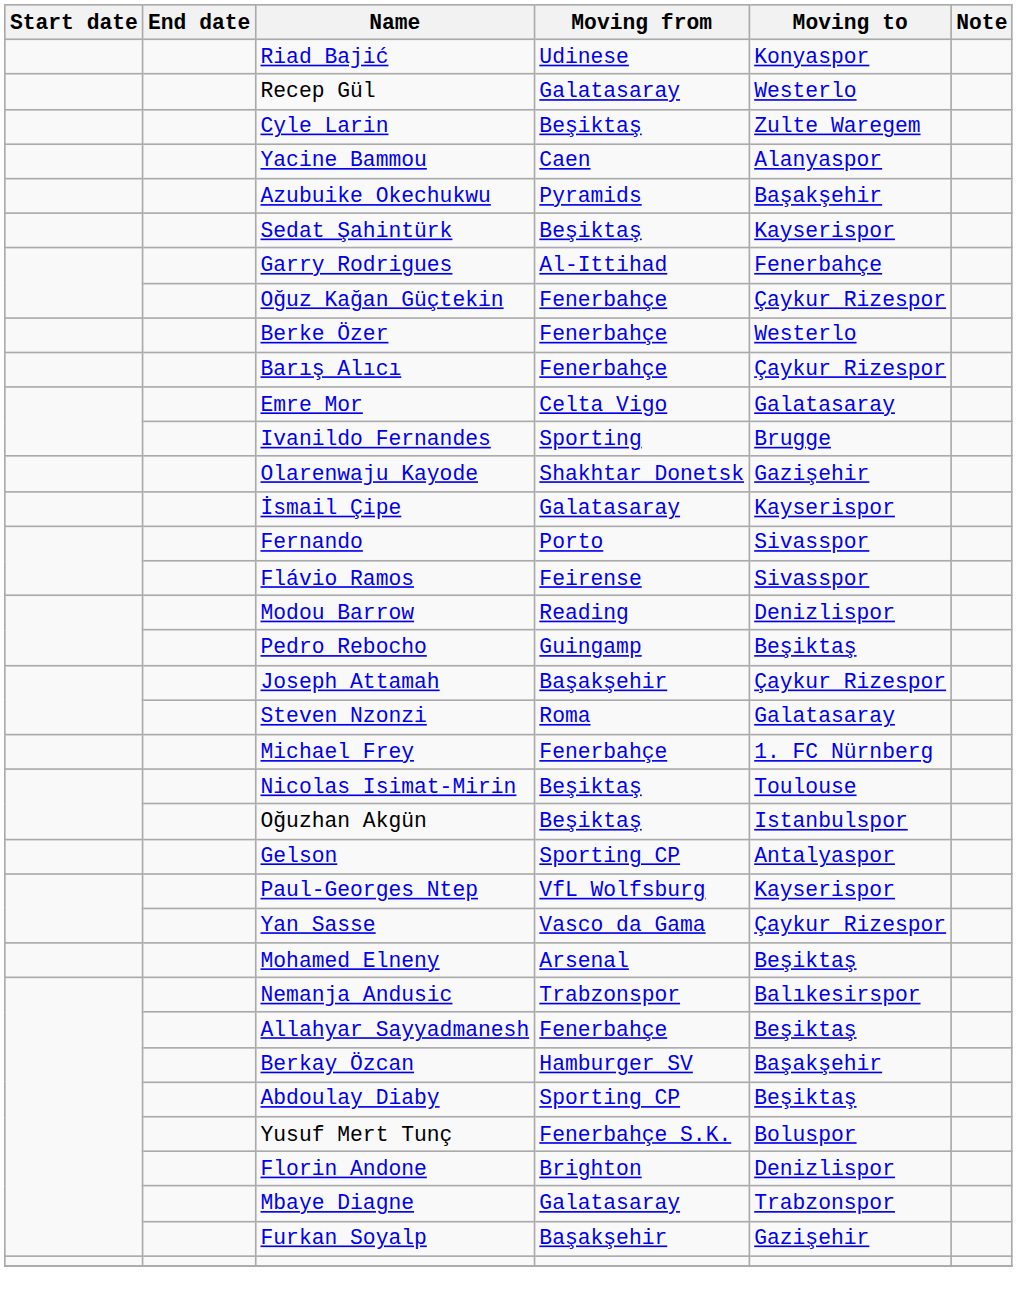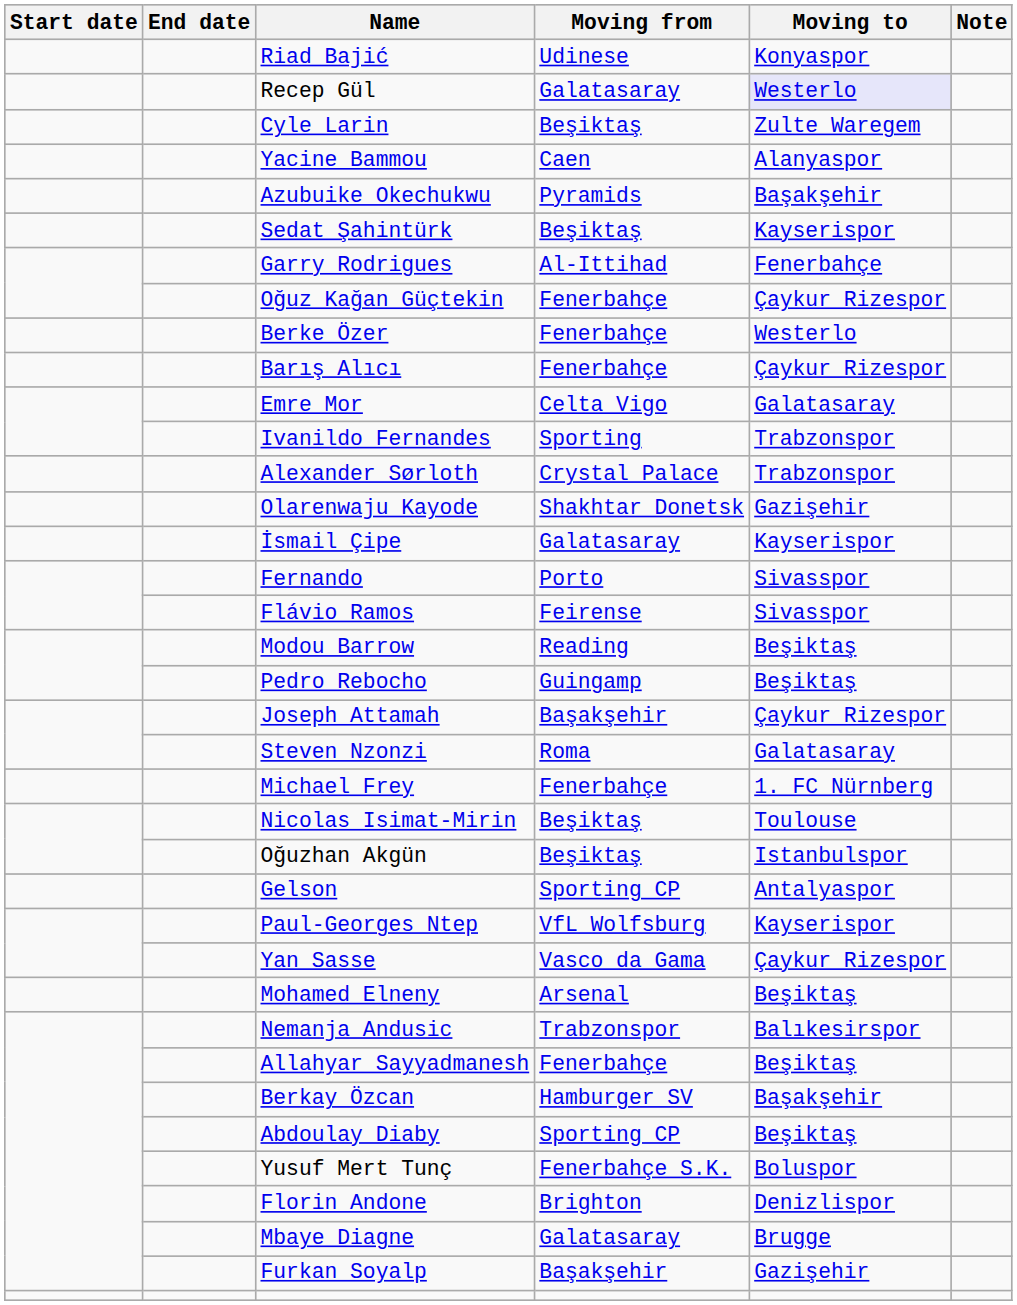(805, 92) no background -> (805, 92) lavender background
(793, 439) Brugge -> (825, 439) Trabzonspor
+ row: (369, 474)
(825, 613) Denizlispor -> (805, 648) Beşiktaş
(825, 1204) Trabzonspor -> (793, 1238) Brugge
